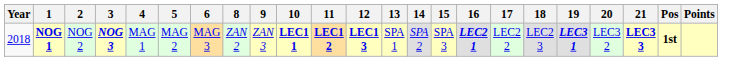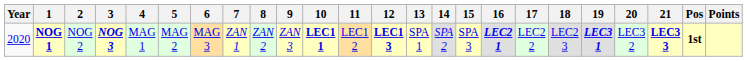+ column: (236, 13)
(19, 39) 2018 -> (19, 39) 2020
(329, 39) bold -> (355, 39) normal
